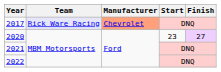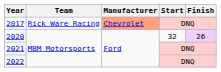(64, 23) lavender background -> (64, 23) no background
(172, 35) 23 -> (172, 35) 32
(201, 35) 27 -> (201, 35) 26
